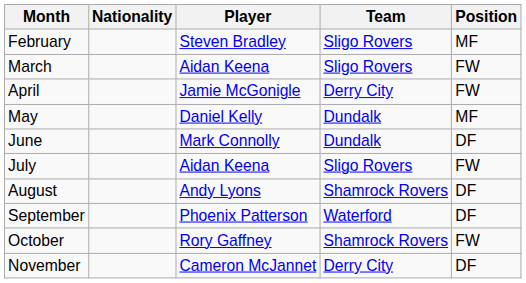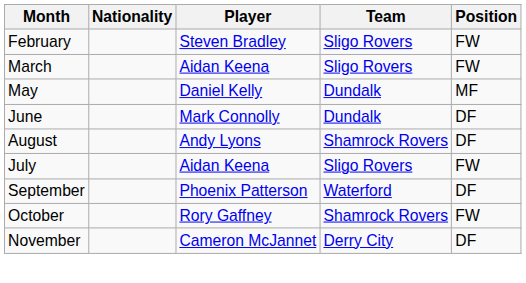(467, 41) MF -> (468, 41) FW
- row: (24, 91)
rows swapped: (22, 166) <-> (33, 191)
